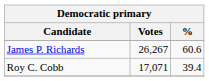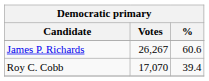(153, 67) 17,071 -> (153, 67) 17,070
